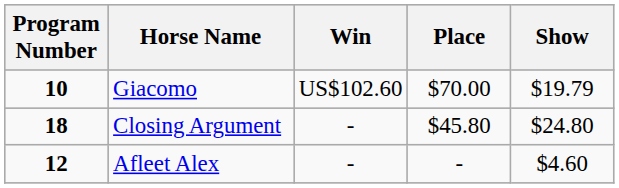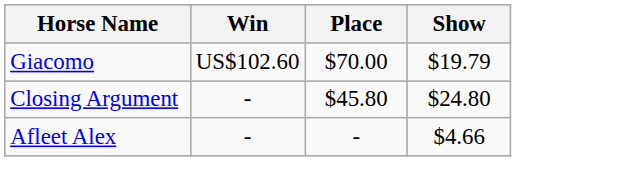- column: (56, 37)
(562, 164) $4.60 -> (459, 137) $4.66
